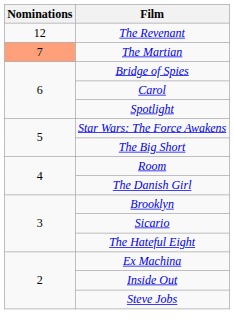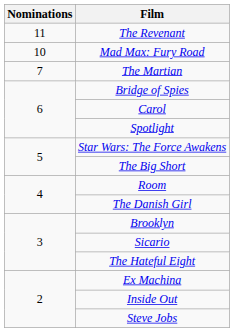(40, 33) 12 -> (40, 33) 11
+ row: (152, 52)
(40, 52) lightsalmon background -> (40, 71) no background
